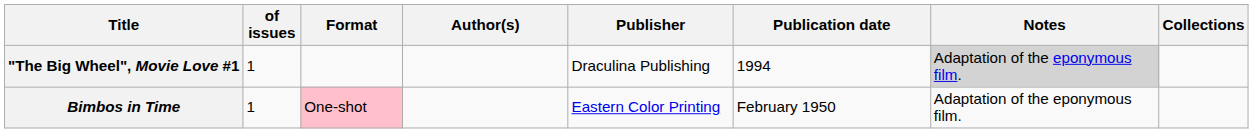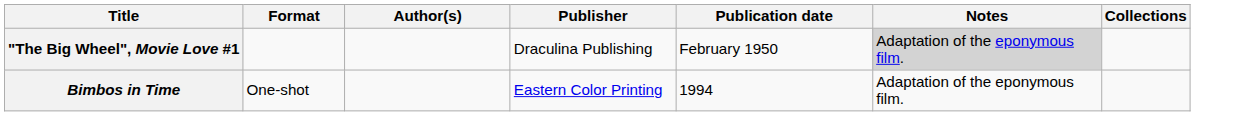- column: (272, 25)
(754, 66) 1994 -> (729, 49) February 1950
(335, 107) pink background -> (278, 90) no background
(786, 107) February 1950 -> (696, 90) 1994
